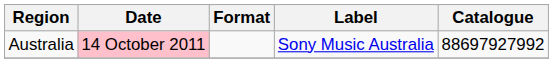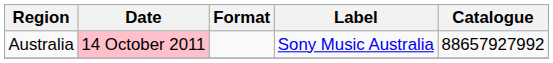(493, 44) 88697927992 -> (493, 44) 88657927992
